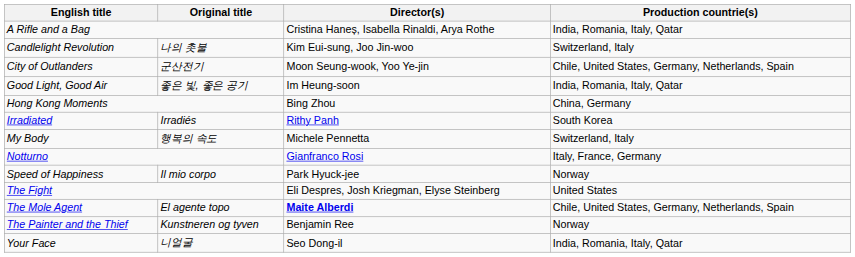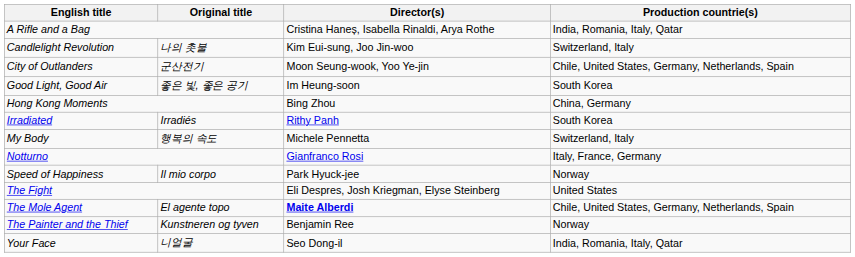(618, 86) India, Romania, Italy, Qatar -> (583, 86) South Korea
